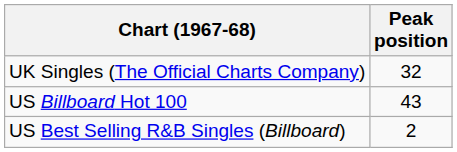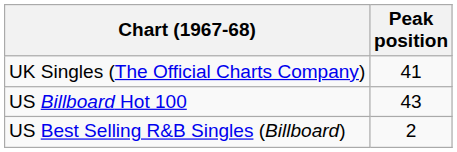(411, 71) 32 -> (411, 71) 41
